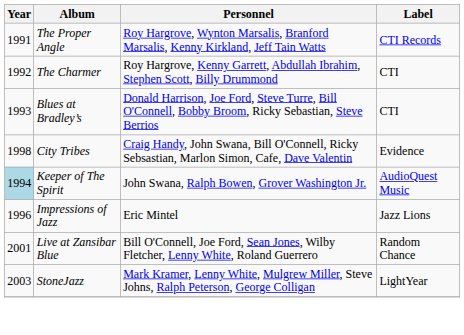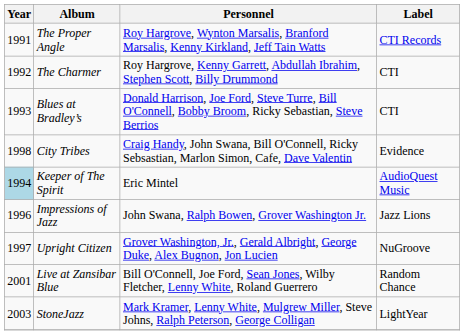(245, 183) John Swana, Ralph Bowen, Grover Washington Jr. -> (150, 183) Eric Mintel
(151, 215) Eric Mintel -> (245, 215) John Swana, Ralph Bowen, Grover Washington Jr.
+ row: (74, 248)
